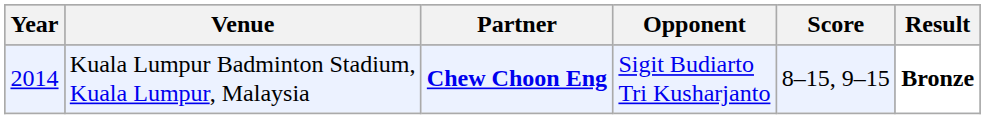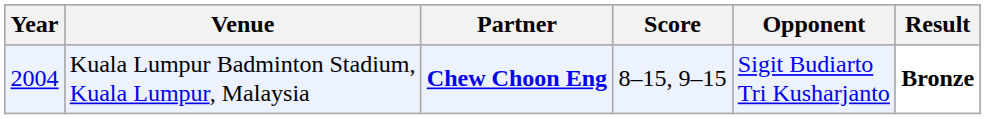columns swapped: (694, 24) <-> (836, 24)
(35, 78) 2014 -> (35, 78) 2004
